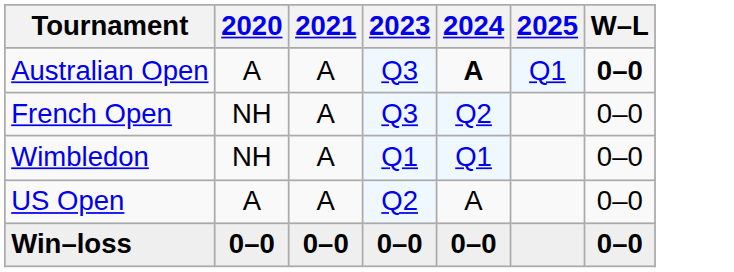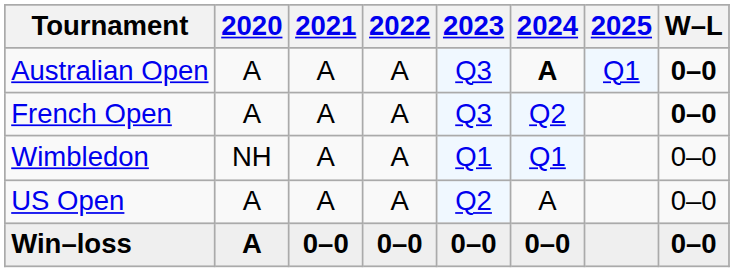+ column: (400, 26)
(252, 113) NH -> (252, 113) A
(620, 113) normal -> (694, 113) bold
(252, 244) 0–0 -> (252, 244) A
